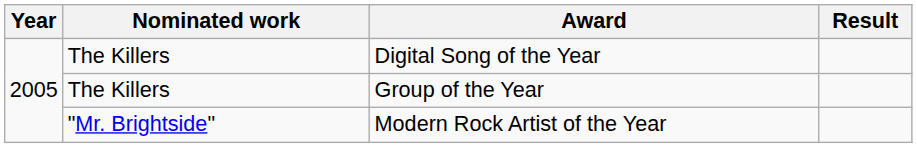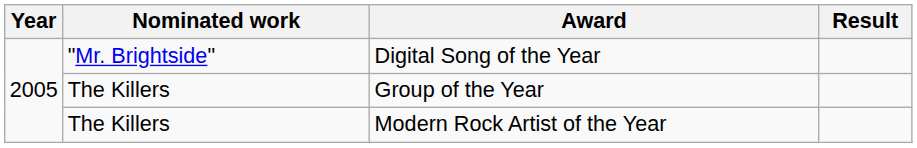(119, 55) The Killers -> (141, 55) "Mr. Brightside"
(141, 124) "Mr. Brightside" -> (119, 124) The Killers
